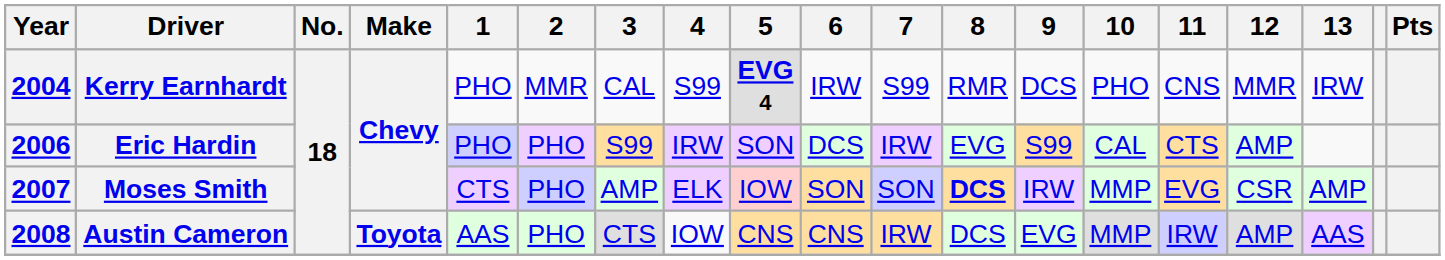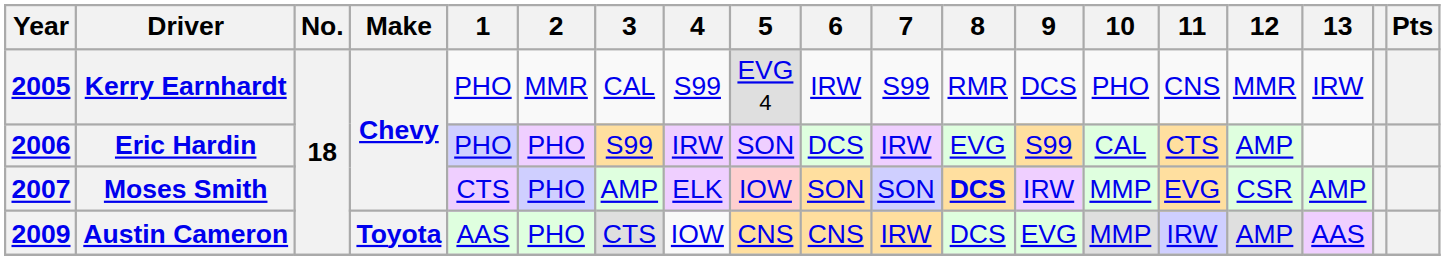(41, 86) 2004 -> (41, 86) 2005
(765, 86) bold -> (765, 85) normal
(41, 233) 2008 -> (41, 233) 2009
